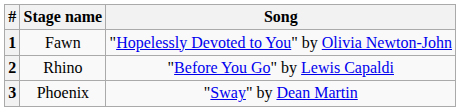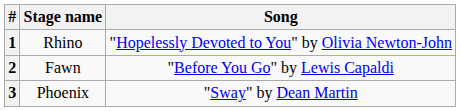(63, 42) Fawn -> (63, 42) Rhino
(63, 67) Rhino -> (63, 67) Fawn
